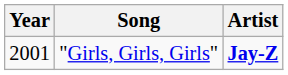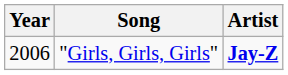(30, 52) 2001 -> (30, 52) 2006
